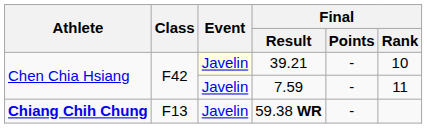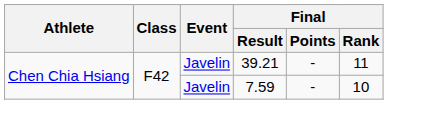(225, 64) lightyellow background -> (207, 64) no background
(400, 64) 10 -> (361, 64) 11
(400, 88) 11 -> (361, 88) 10
- row: (289, 111)
